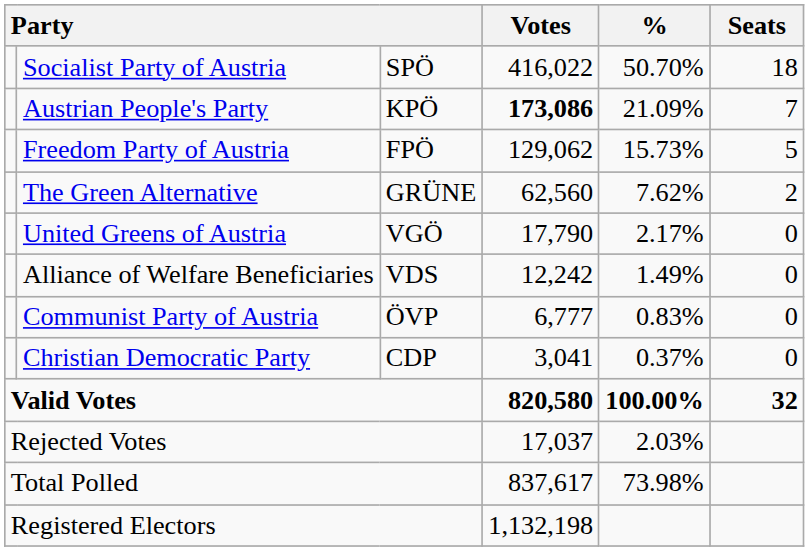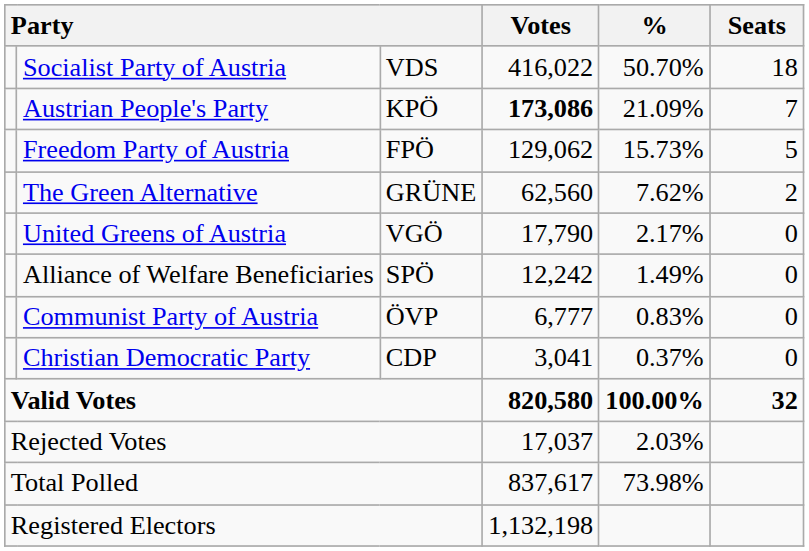(410, 66) SPÖ -> (412, 66) VDS
(412, 274) VDS -> (410, 274) SPÖ
